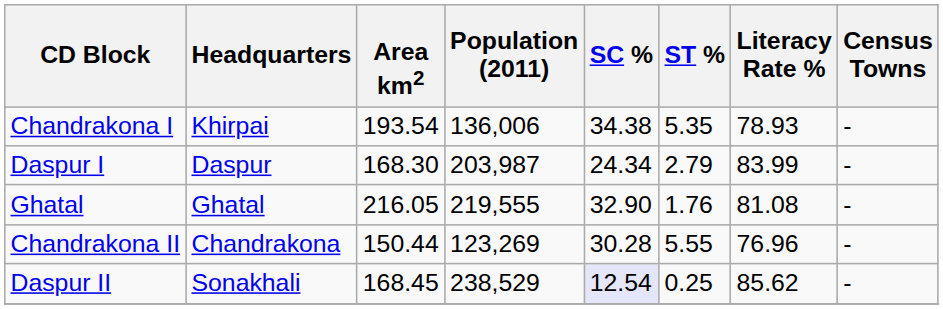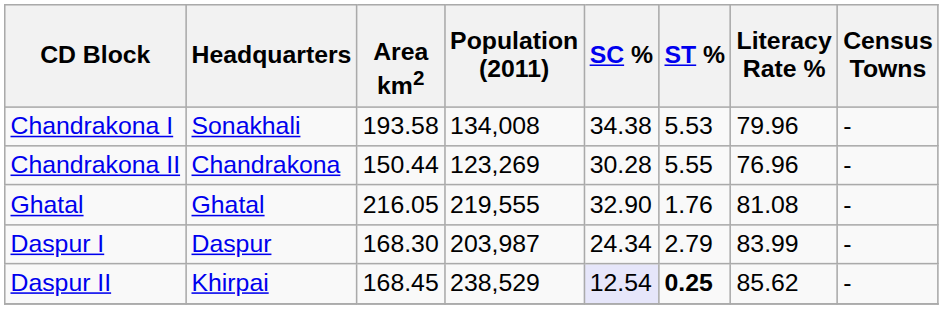(230, 126) Khirpai -> (246, 126) Sonakhali
(401, 126) 193.54 -> (401, 126) 193.58
(495, 126) 136,006 -> (495, 126) 134,008
(689, 126) 5.35 -> (689, 126) 5.53
(768, 126) 78.93 -> (768, 126) 79.96
rows swapped: (95, 243) <-> (57, 165)
(246, 283) Sonakhali -> (230, 283) Khirpai
(689, 283) normal -> (689, 283) bold
